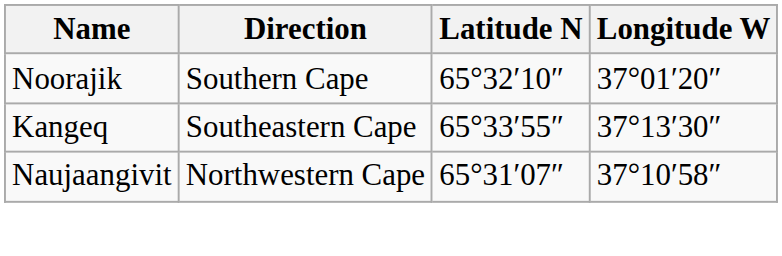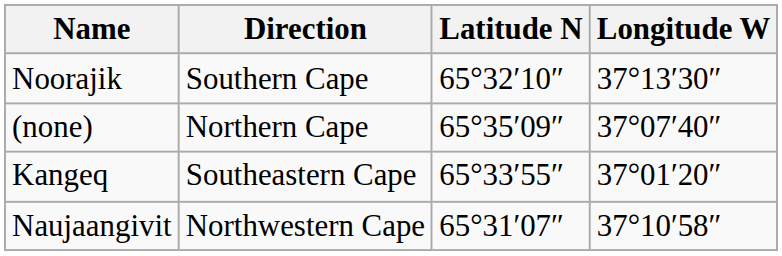(659, 77) 37°01′20″ -> (659, 77) 37°13′30″
+ row: (52, 126)
(659, 126) 37°13′30″ -> (659, 175) 37°01′20″
